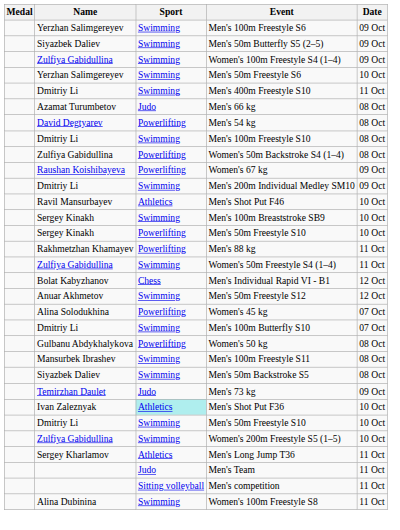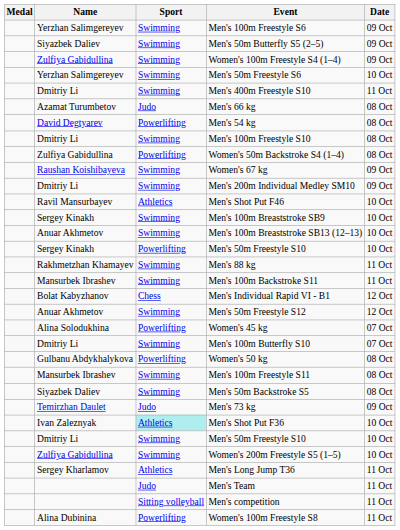(162, 170) Powerlifting -> (159, 170) Swimming
+ row: (70, 233)
(162, 249) Powerlifting -> (159, 265) Swimming
+ row: (76, 281)
- row: (75, 265)
(159, 502) Swimming -> (162, 517) Powerlifting
